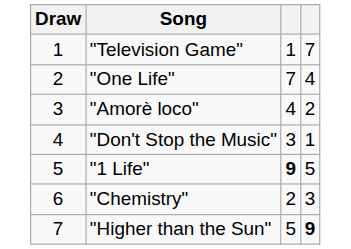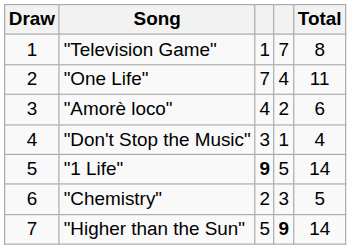+ column: (320, 19)
